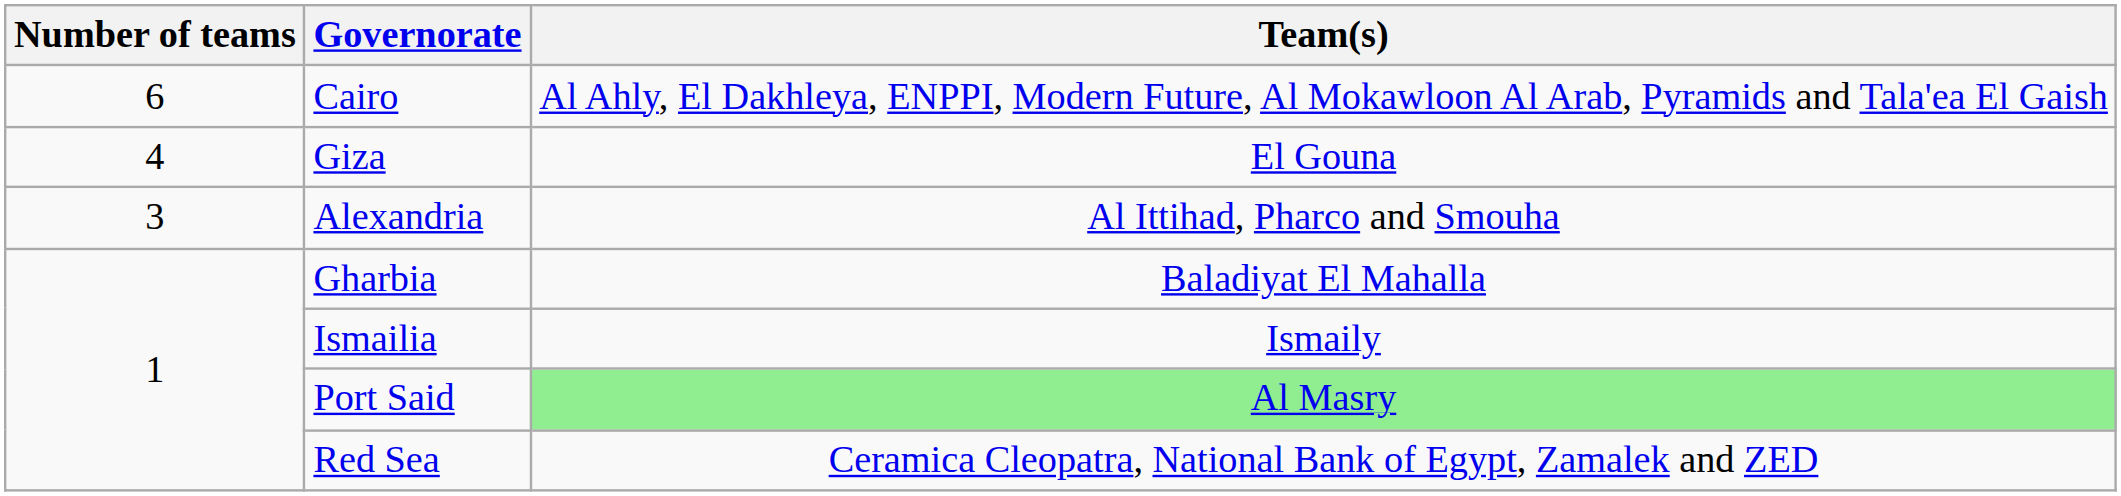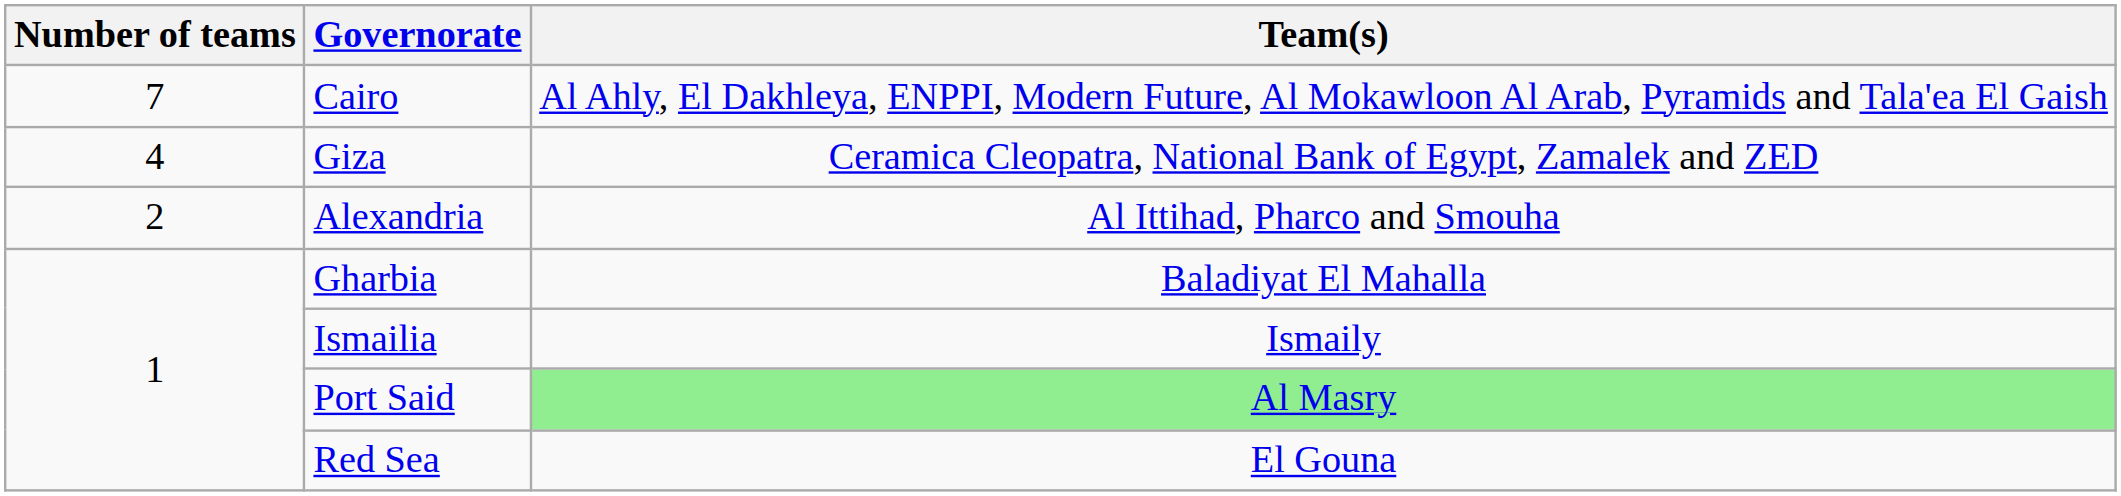(155, 95) 6 -> (155, 95) 7
(1324, 156) El Gouna -> (1324, 156) Ceramica Cleopatra, National Bank of Egypt, Zamalek and ZED
(155, 216) 3 -> (155, 216) 2
(1324, 459) Ceramica Cleopatra, National Bank of Egypt, Zamalek and ZED -> (1324, 459) El Gouna
